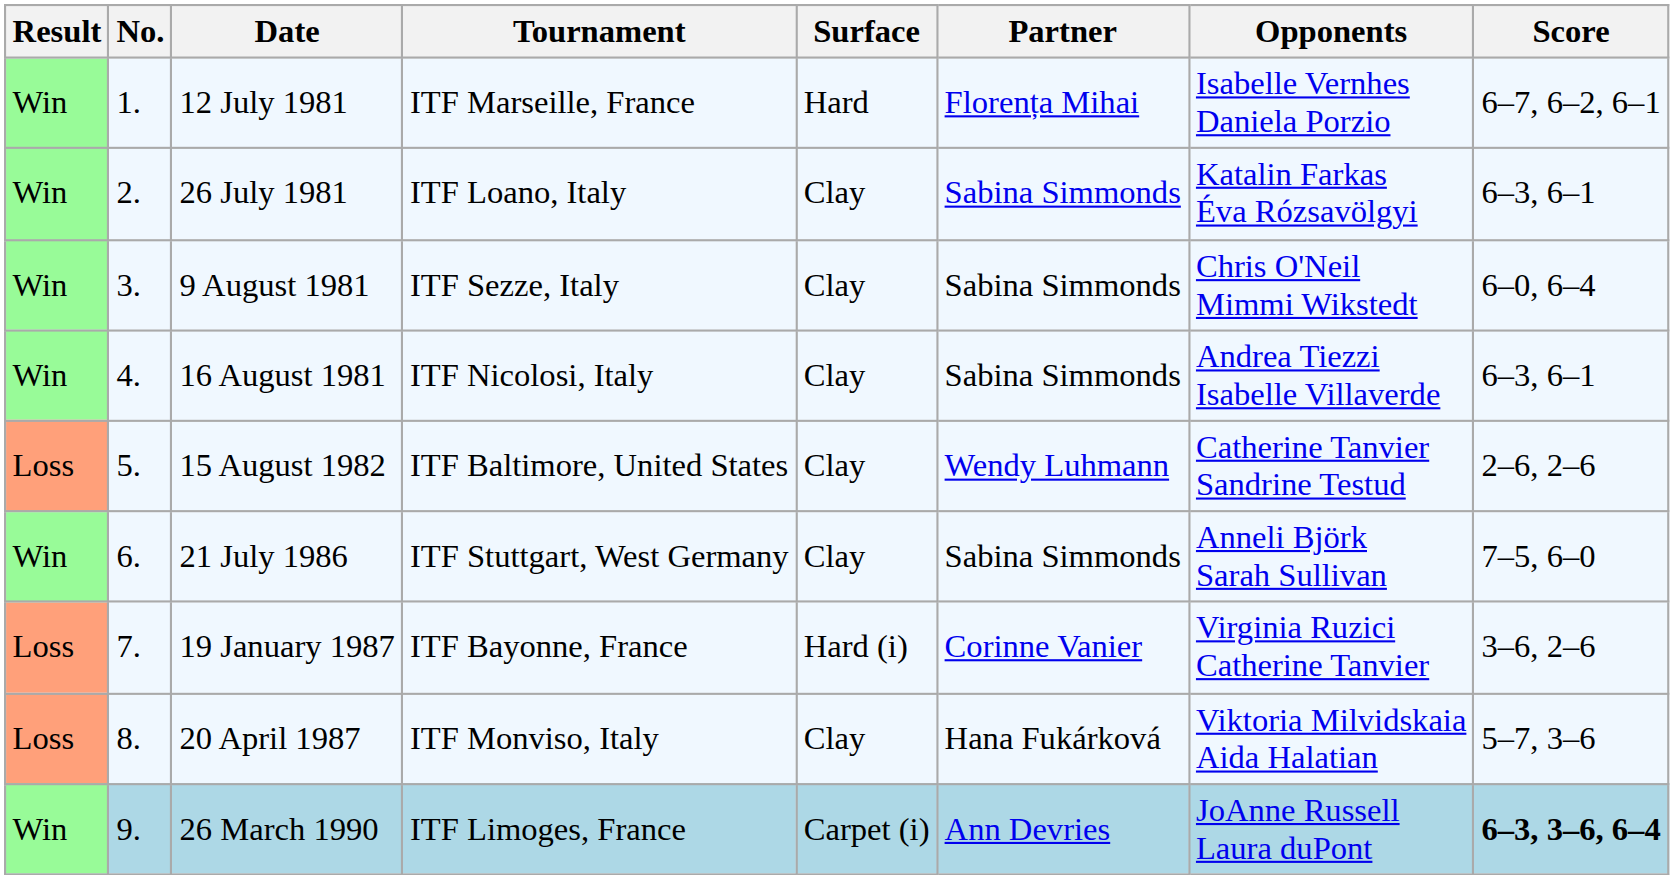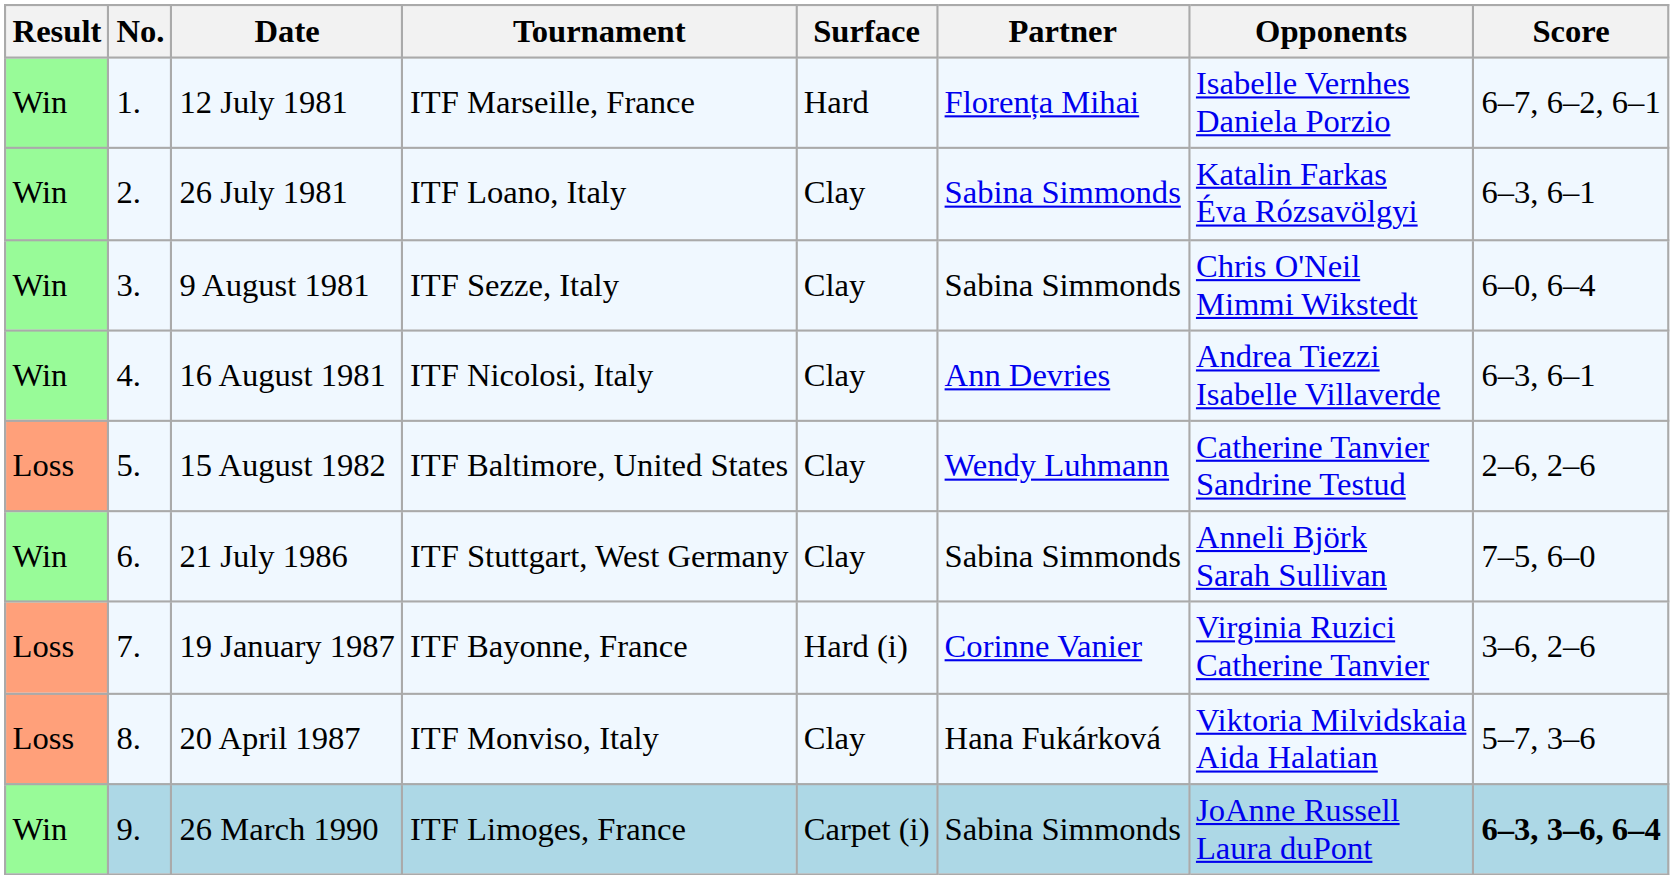(1063, 374) Sabina Simmonds -> (1027, 374) Ann Devries
(1027, 827) Ann Devries -> (1063, 827) Sabina Simmonds
